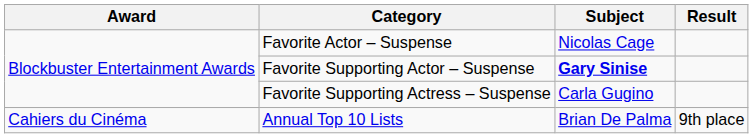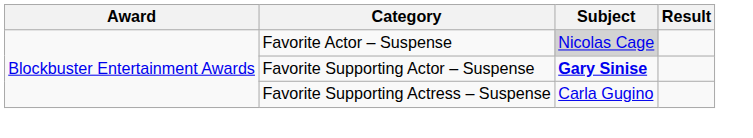(606, 42) no background -> (606, 42) lightgrey background
- row: (333, 119)
